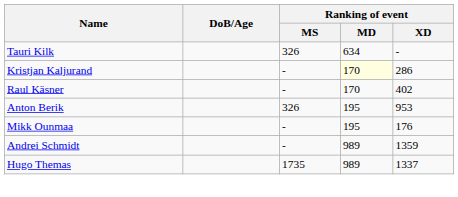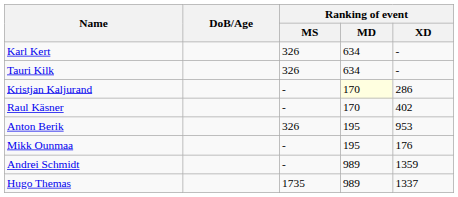+ row: (29, 51)
